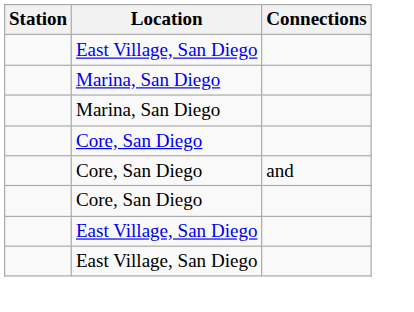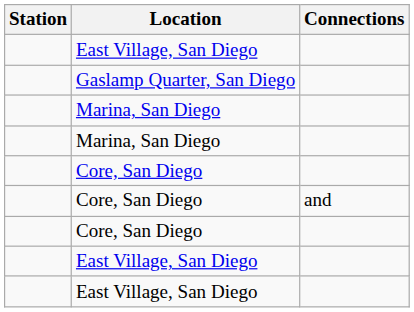+ row: (186, 79)
